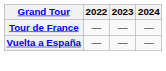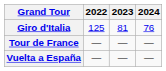+ row: (44, 27)
